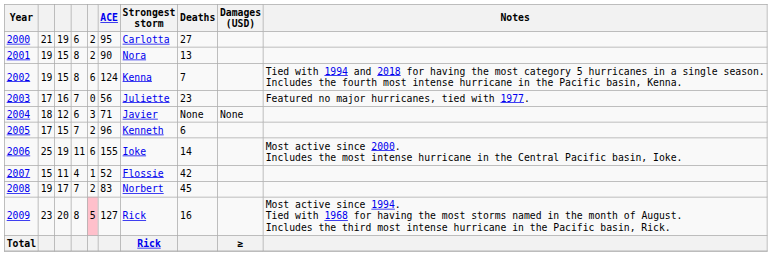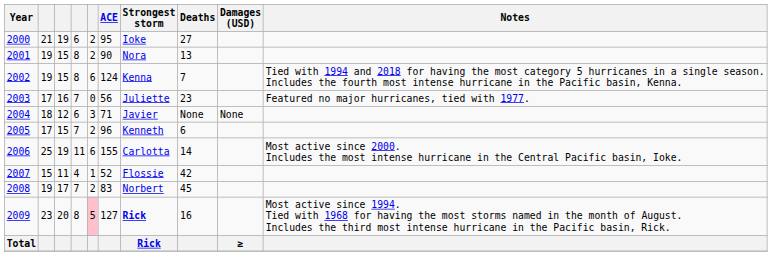(146, 39) Carlotta -> (134, 39) Ioke
(134, 152) Ioke -> (146, 152) Carlotta
(134, 216) normal -> (134, 216) bold
